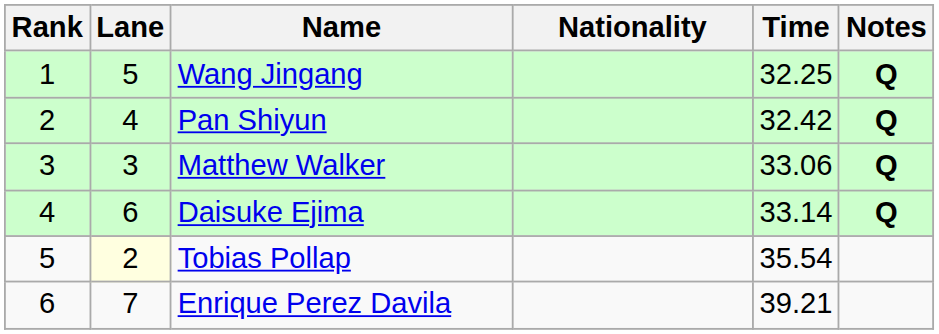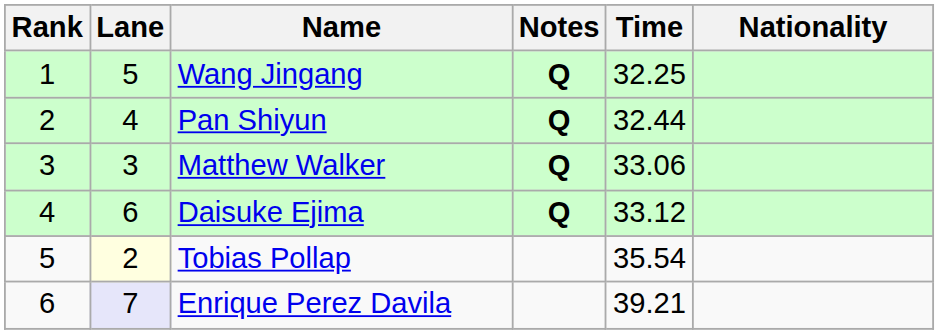columns swapped: (632, 27) <-> (886, 27)
(796, 119) 32.42 -> (649, 119) 32.44
(796, 212) 33.14 -> (649, 212) 33.12
(130, 304) no background -> (130, 304) lavender background
